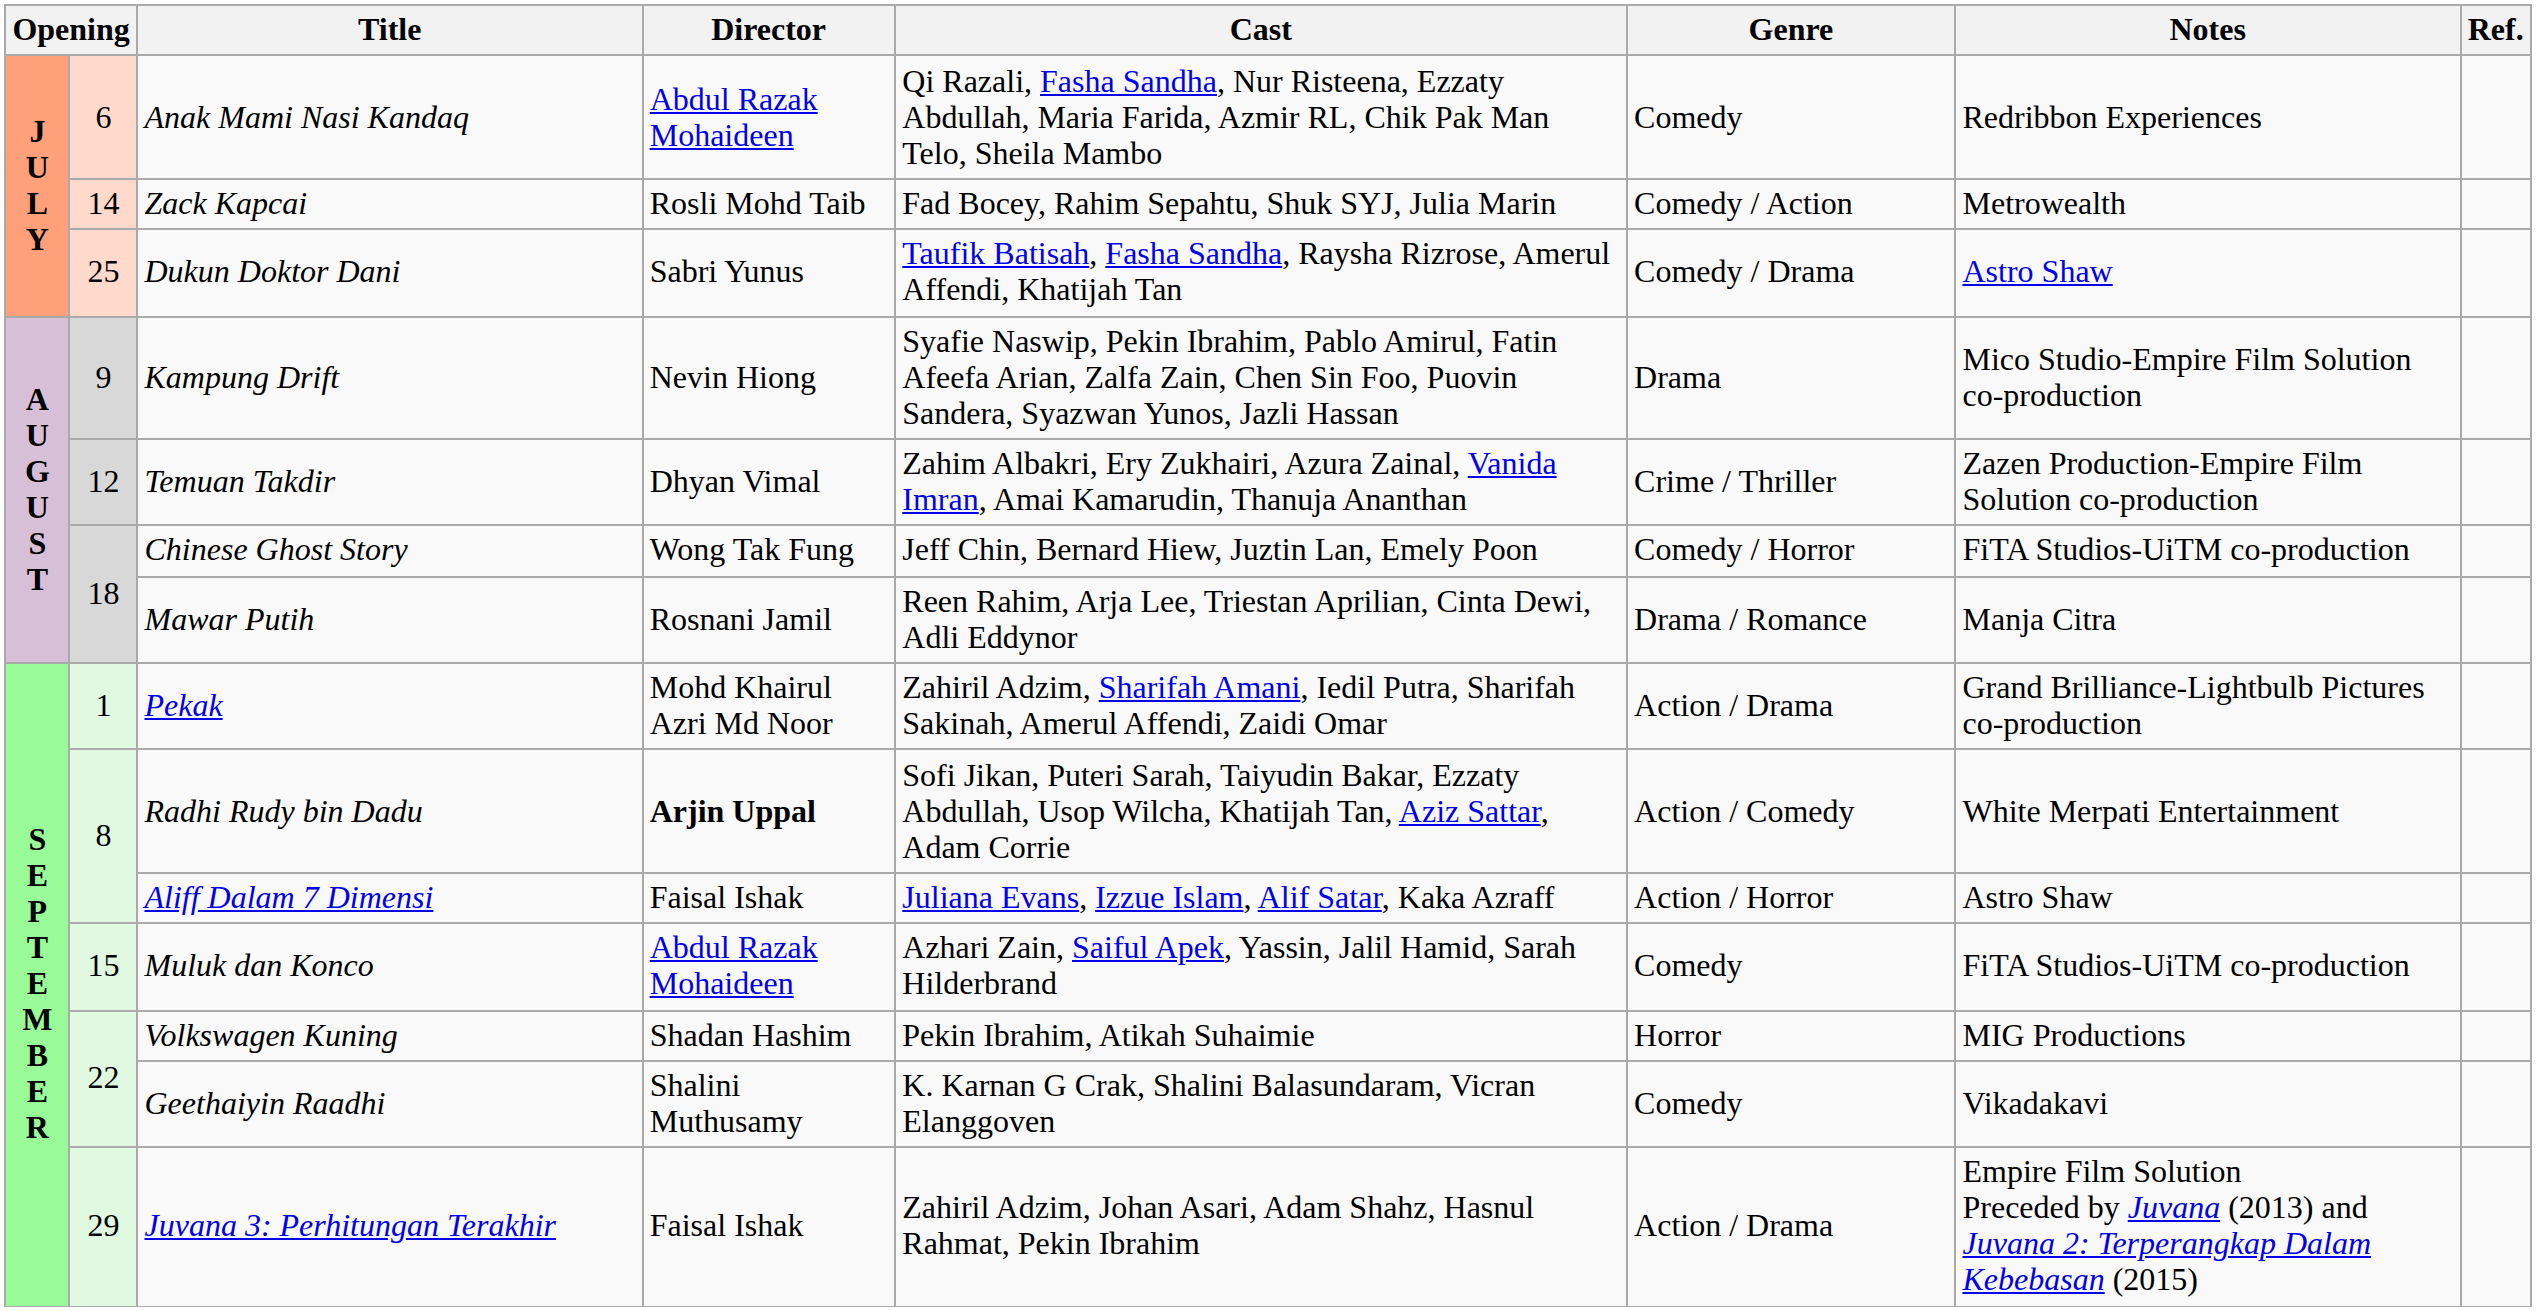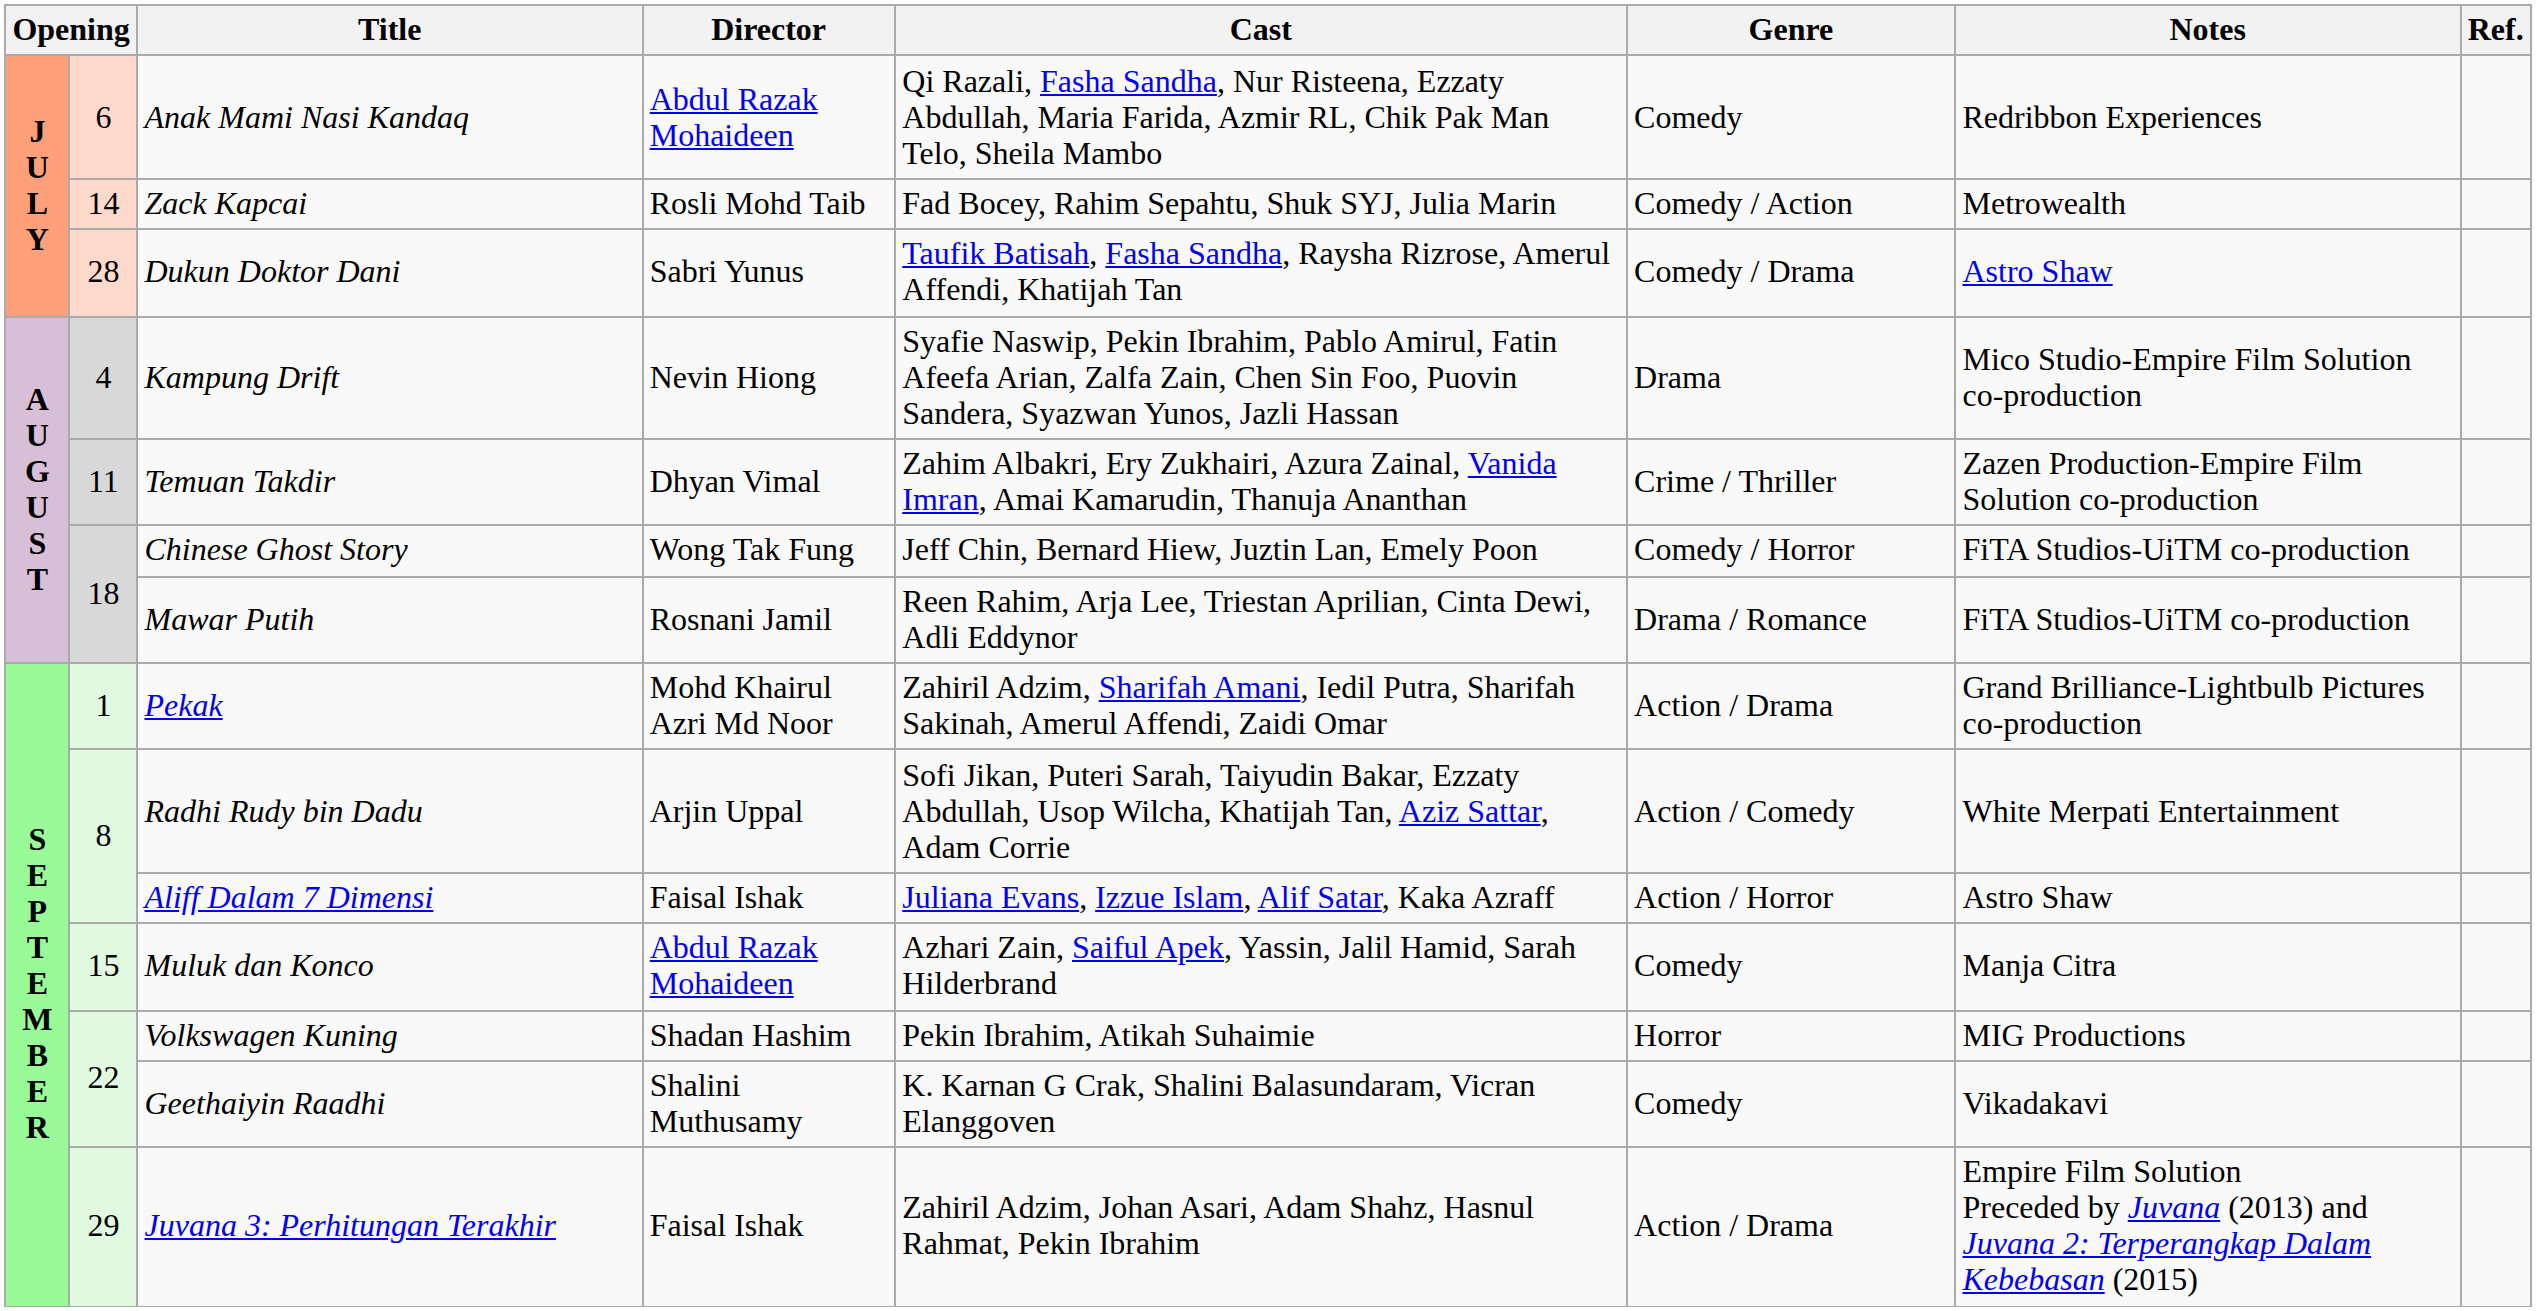(103, 272) 25 -> (103, 272) 28
(103, 376) 9 -> (103, 376) 4
(103, 481) 12 -> (103, 481) 11
(2039, 619) Manja Citra -> (2186, 619) FiTA Studios-UiTM co-production
(733, 810) bold -> (727, 810) normal
(2186, 966) FiTA Studios-UiTM co-production -> (2039, 966) Manja Citra
